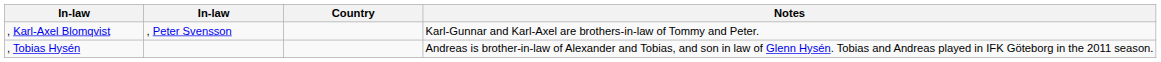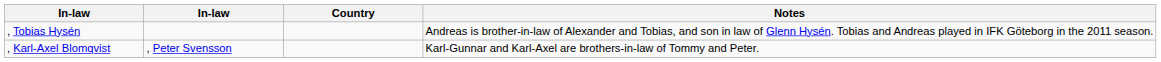rows swapped: (59, 31) <-> (44, 48)
